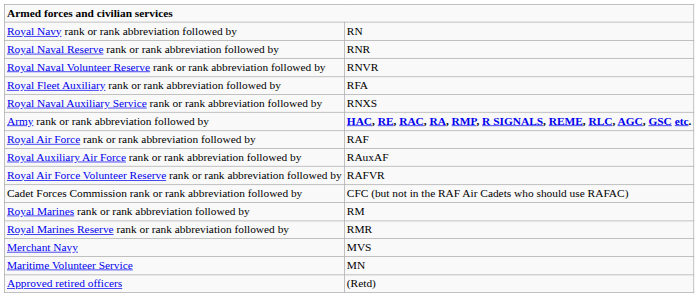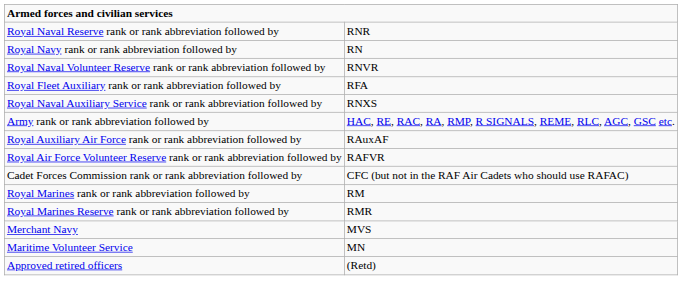rows swapped: (122, 31) <-> (143, 49)
(519, 121) bold -> (511, 121) normal
- row: (131, 139)
